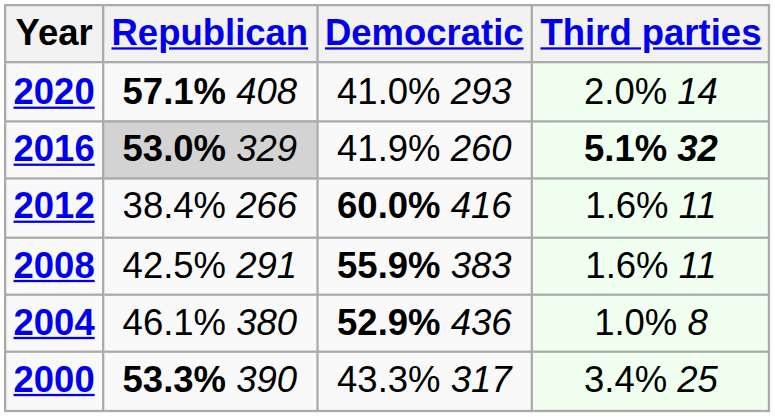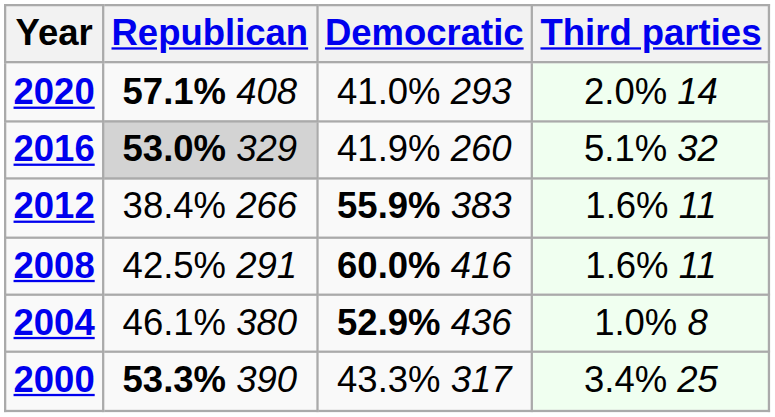(651, 149) bold -> (651, 149) normal
(424, 206) 60.0% 416 -> (424, 206) 55.9% 383
(424, 264) 55.9% 383 -> (424, 264) 60.0% 416
